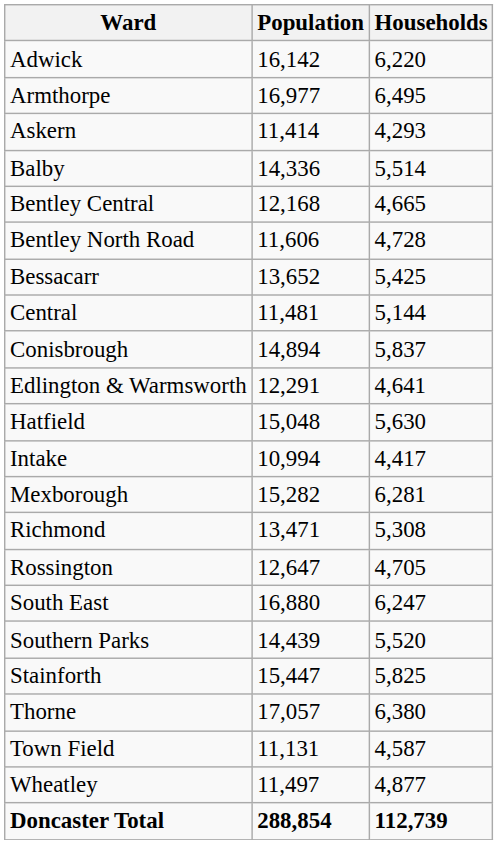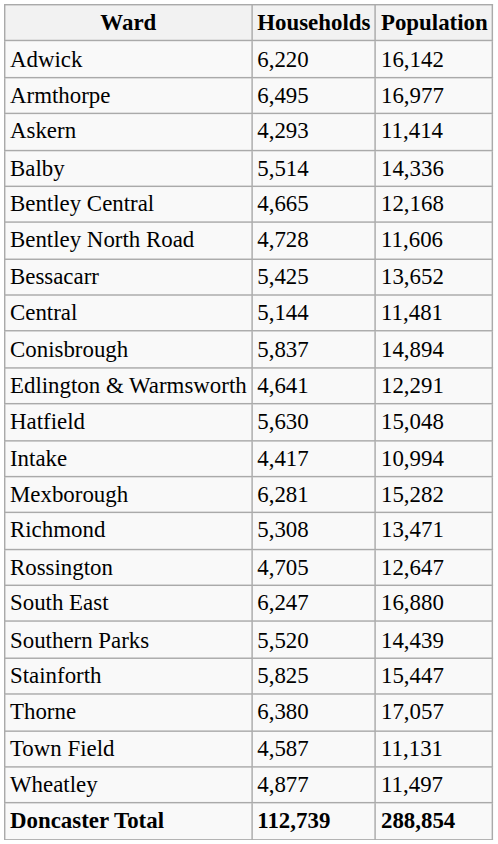columns swapped: (311, 22) <-> (431, 22)
